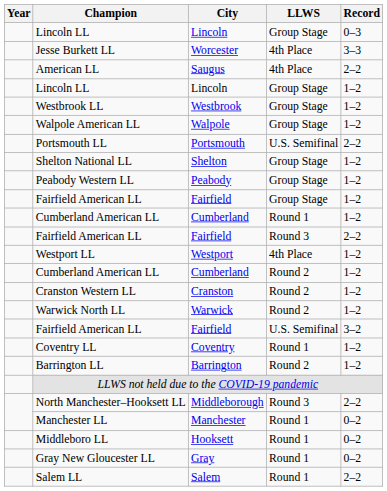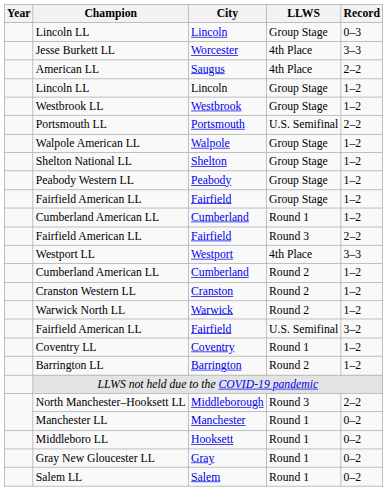rows swapped: (71, 143) <-> (88, 124)
(352, 254) 1–2 -> (352, 254) 3–3
(352, 476) 2–2 -> (352, 476) 0–2
